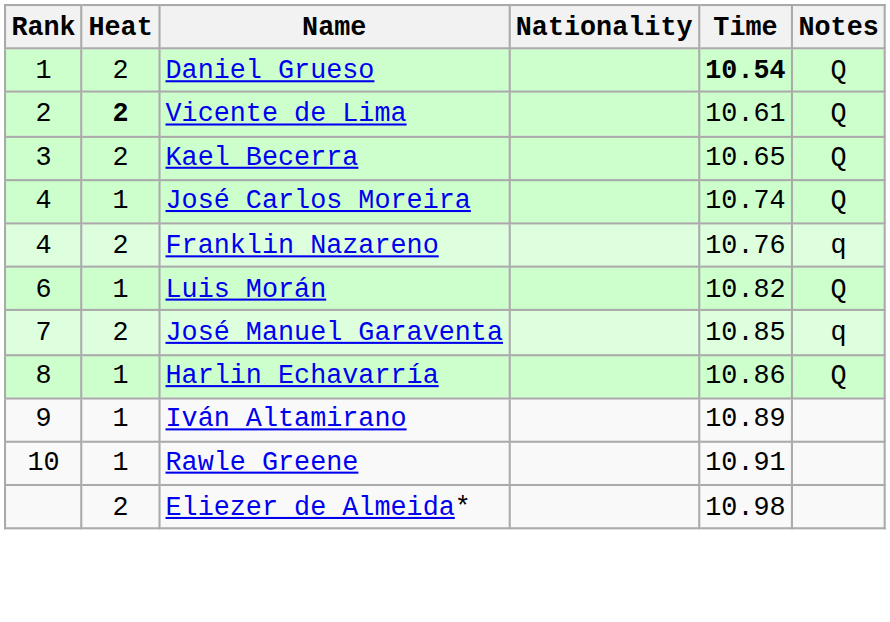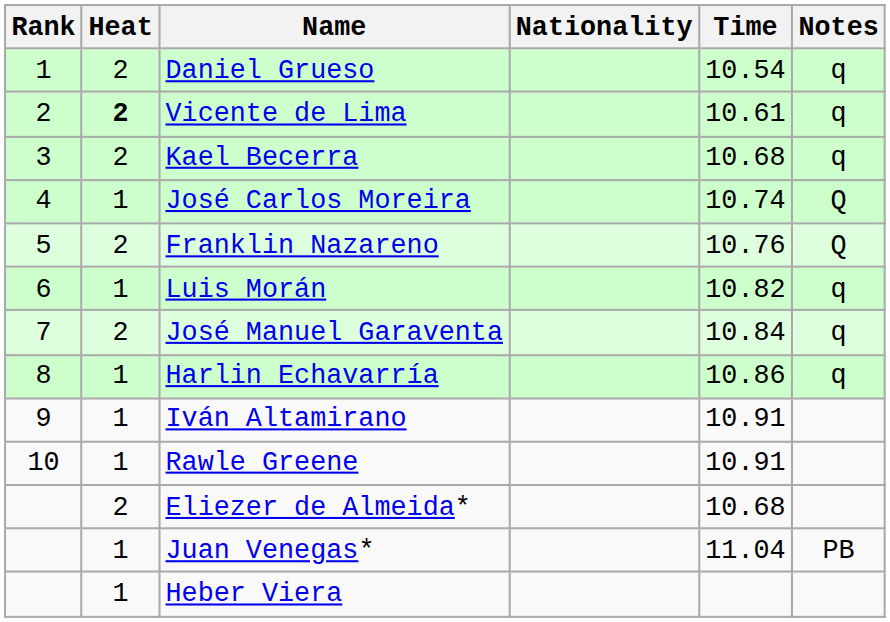(745, 70) bold -> (745, 70) normal
(839, 70) Q -> (839, 70) q
(839, 114) Q -> (839, 114) q
(745, 158) 10.65 -> (745, 158) 10.68
(839, 158) Q -> (839, 158) q
(44, 245) 4 -> (44, 245) 5
(839, 245) q -> (839, 245) Q
(839, 289) Q -> (839, 289) q
(745, 332) 10.85 -> (745, 332) 10.84
(839, 376) Q -> (839, 376) q
(745, 420) 10.89 -> (745, 420) 10.91
(745, 507) 10.98 -> (745, 507) 10.68
+ row: (270, 551)
+ row: (254, 594)
